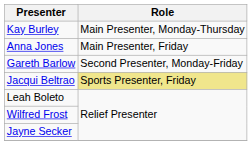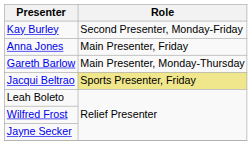(162, 30) Main Presenter, Monday-Thursday -> (162, 30) Second Presenter, Monday-Friday
(162, 64) Second Presenter, Monday-Friday -> (162, 64) Main Presenter, Monday-Thursday
